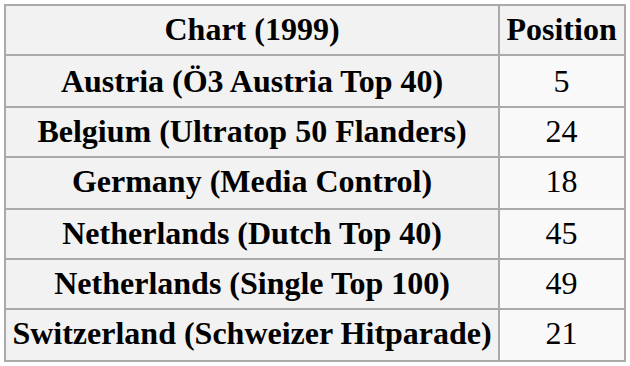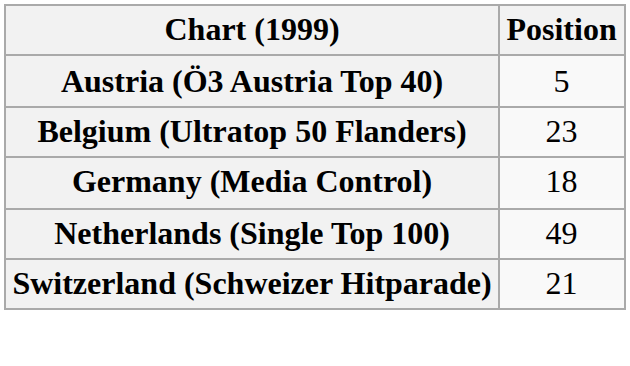(562, 131) 24 -> (562, 131) 23
- row: (252, 232)
